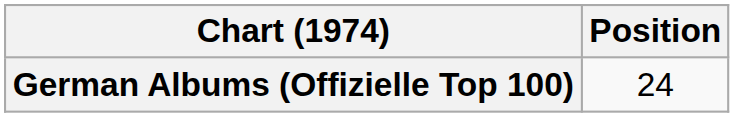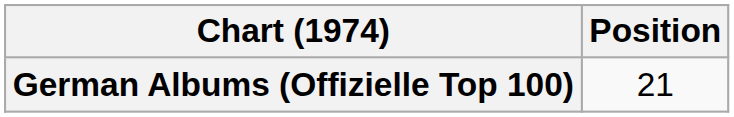(655, 84) 24 -> (655, 84) 21
